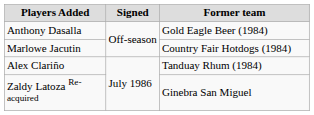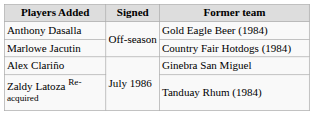(212, 65) Tanduay Rhum (1984) -> (207, 65) Ginebra San Miguel
(207, 92) Ginebra San Miguel -> (212, 92) Tanduay Rhum (1984)
